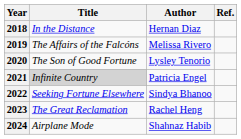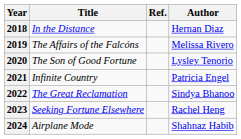columns swapped: (180, 12) <-> (225, 12)
(65, 77) lightgrey background -> (65, 77) no background
(88, 93) Seeking Fortune Elsewhere -> (80, 93) The Great Reclamation
(80, 110) The Great Reclamation -> (88, 110) Seeking Fortune Elsewhere
